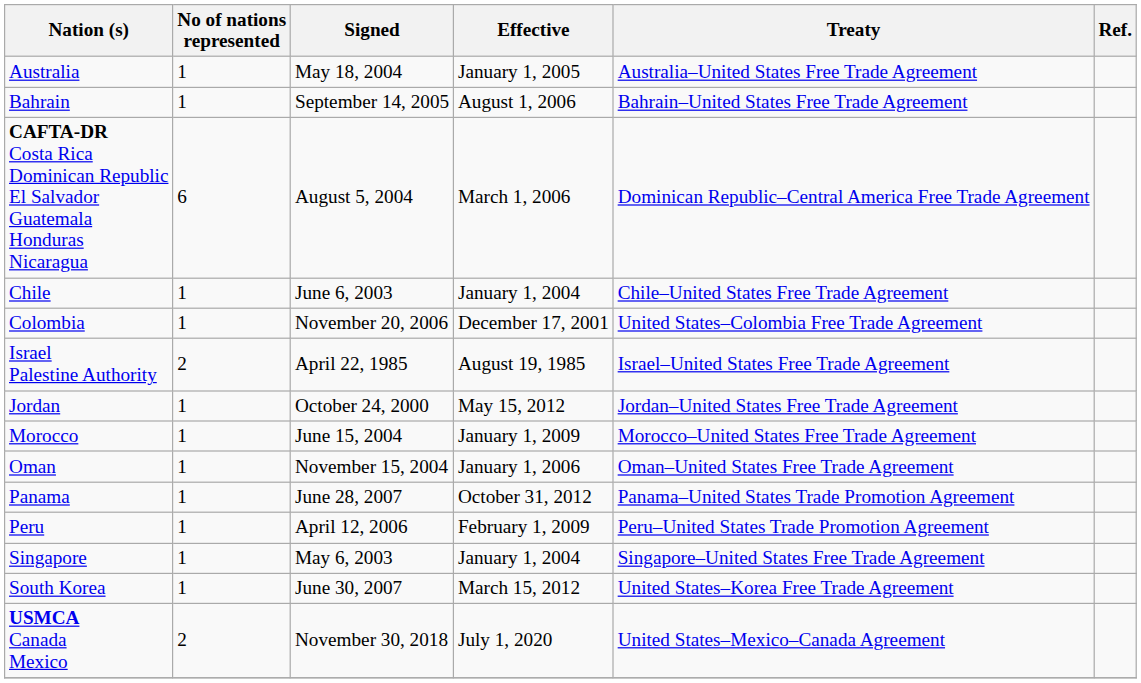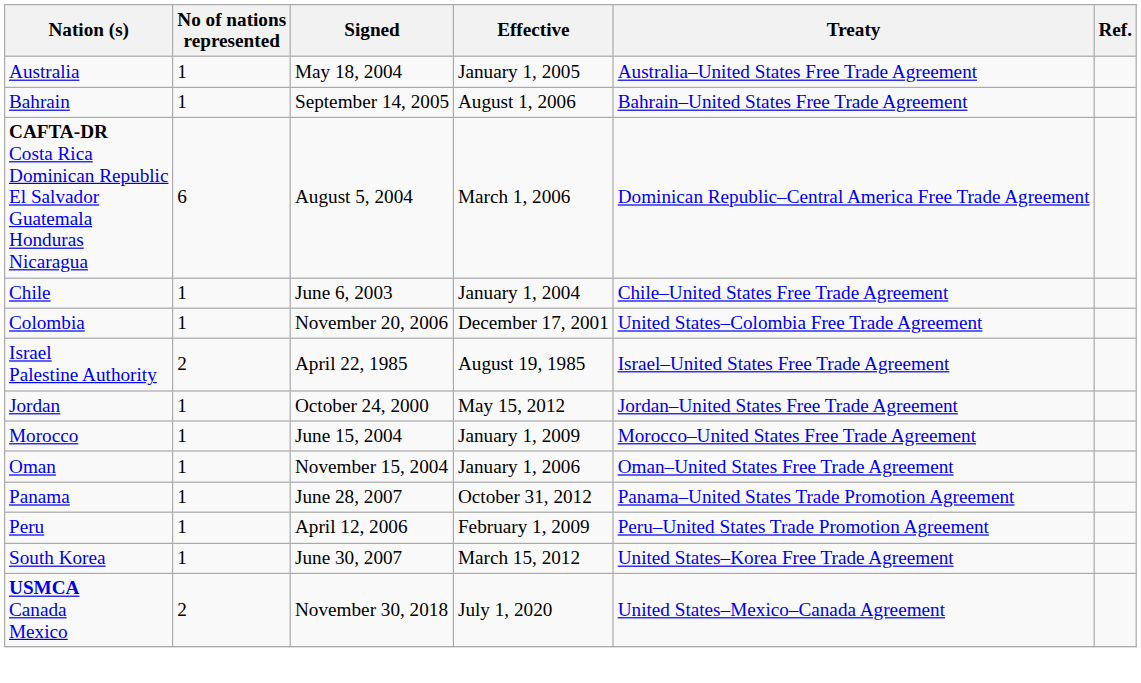- row: (48, 557)
